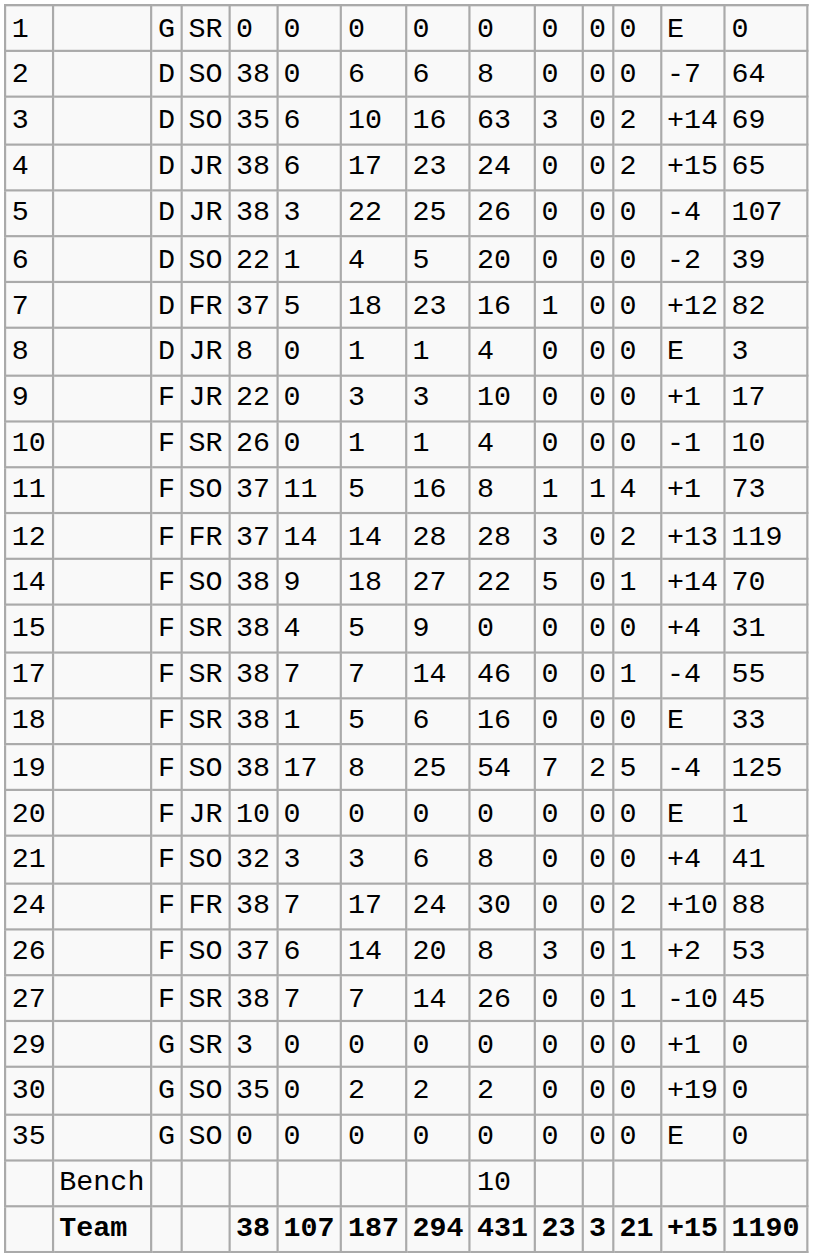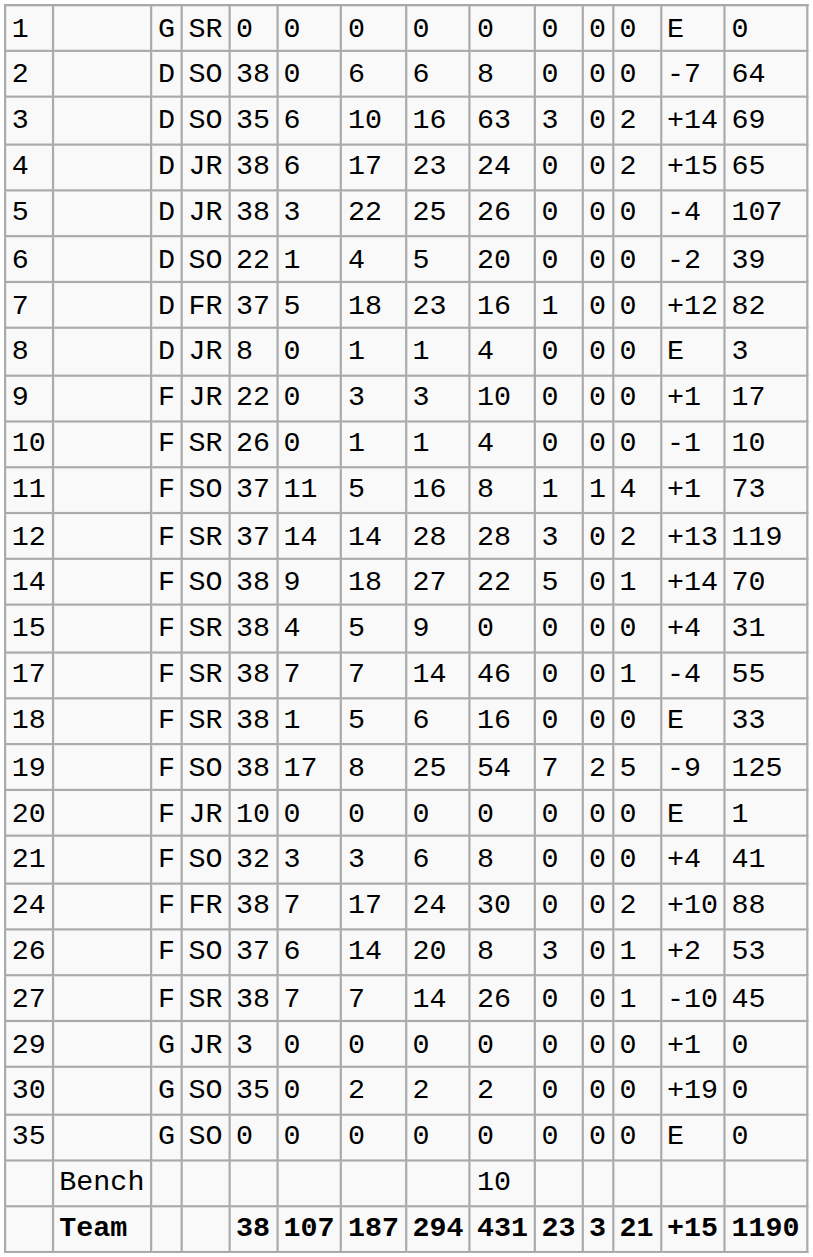(205, 536) FR -> (205, 536) SR
(684, 767) -4 -> (684, 767) -9
(205, 1044) SR -> (205, 1044) JR
